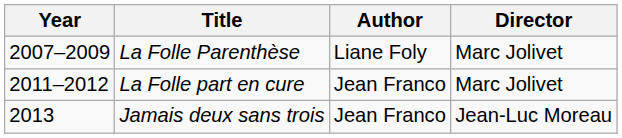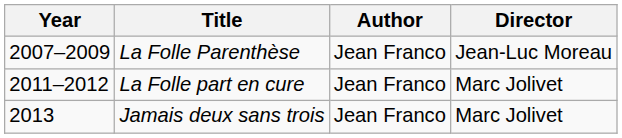(380, 52) Liane Foly -> (390, 52) Jean Franco
(509, 52) Marc Jolivet -> (534, 52) Jean-Luc Moreau
(534, 116) Jean-Luc Moreau -> (509, 116) Marc Jolivet
